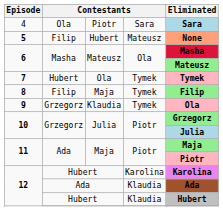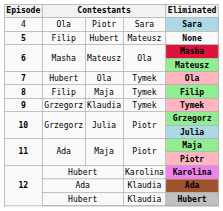(192, 38) lightsalmon background -> (192, 38) no background
(192, 78) Tymek -> (192, 78) Ola
(192, 105) Ola -> (192, 105) Tymek
